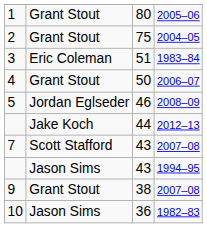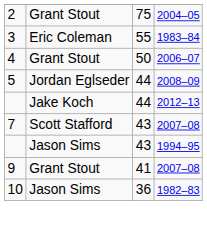- row: (11, 15)
(143, 59) 51 -> (143, 37) 55
(143, 102) 46 -> (143, 80) 44
(143, 189) 38 -> (143, 168) 41
